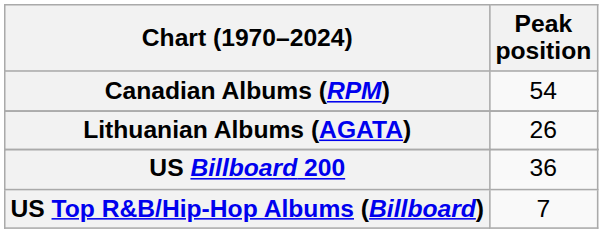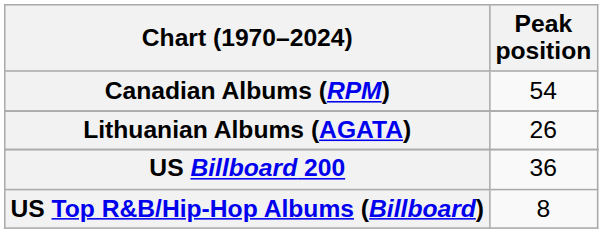(543, 208) 7 -> (543, 208) 8
